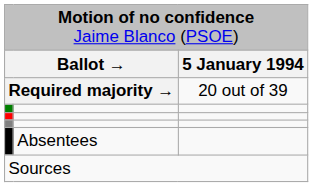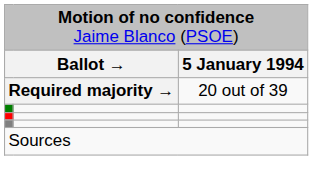- row: (9, 141)
